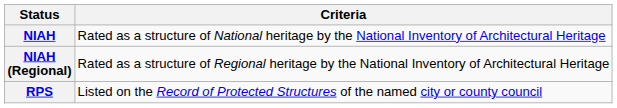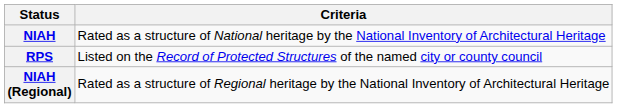rows swapped: (40, 63) <-> (40, 92)
